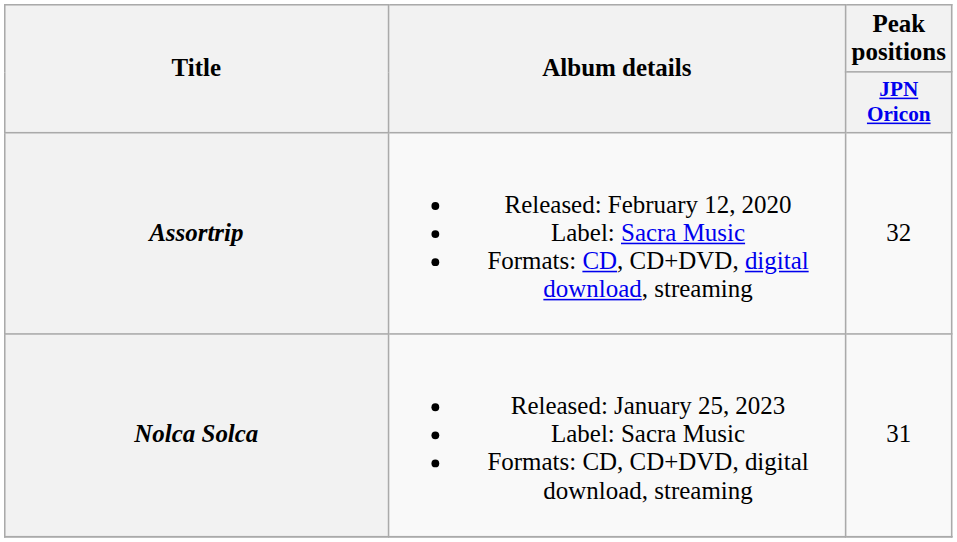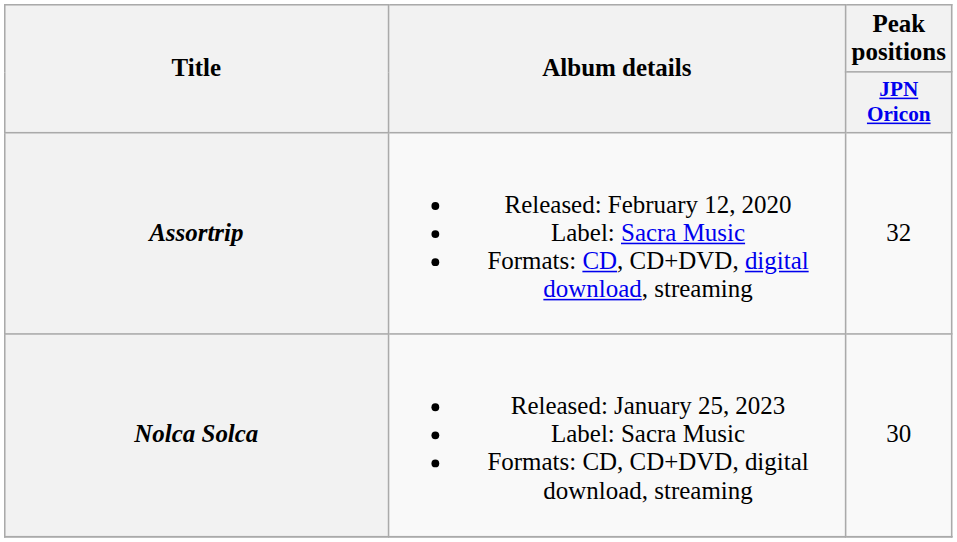(899, 434) 31 -> (899, 434) 30
